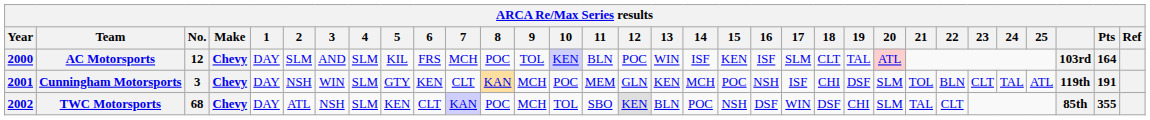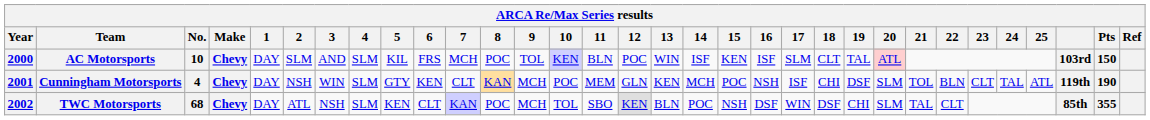(197, 59) 12 -> (197, 59) 10
(1107, 59) 164 -> (1107, 59) 150
(197, 81) 3 -> (197, 81) 4
(1107, 81) 191 -> (1107, 81) 190
